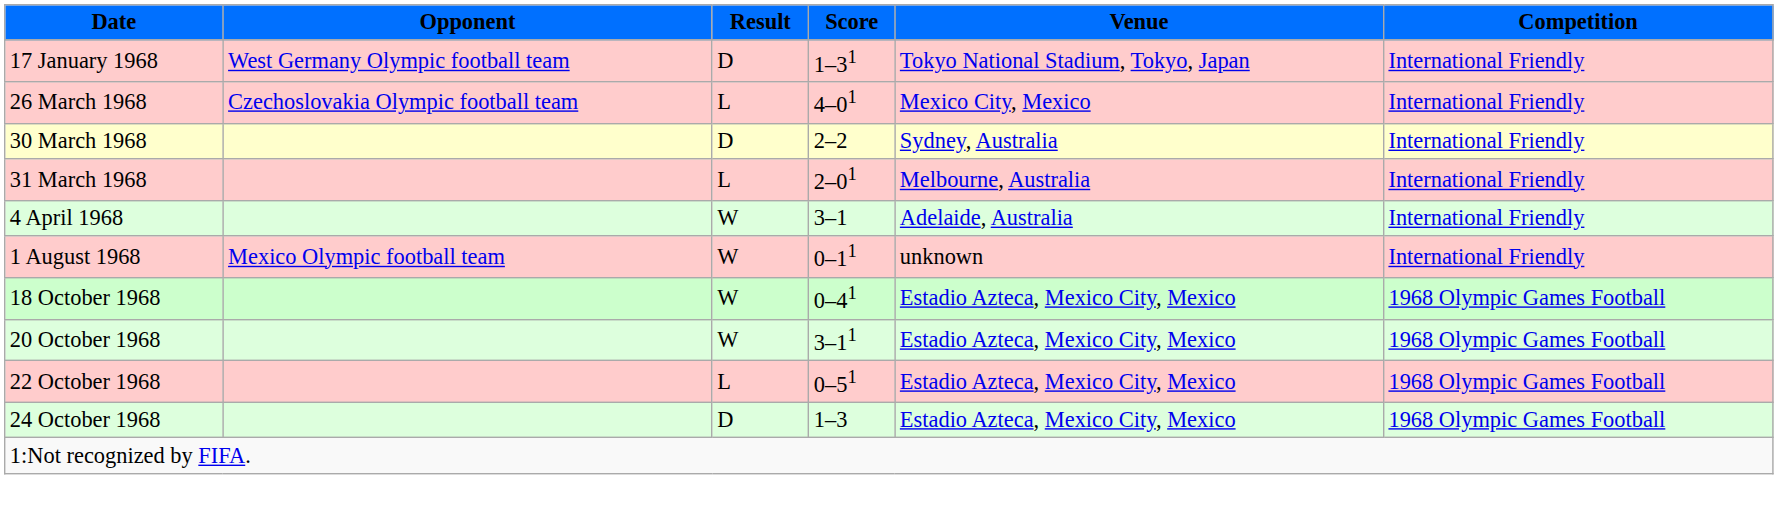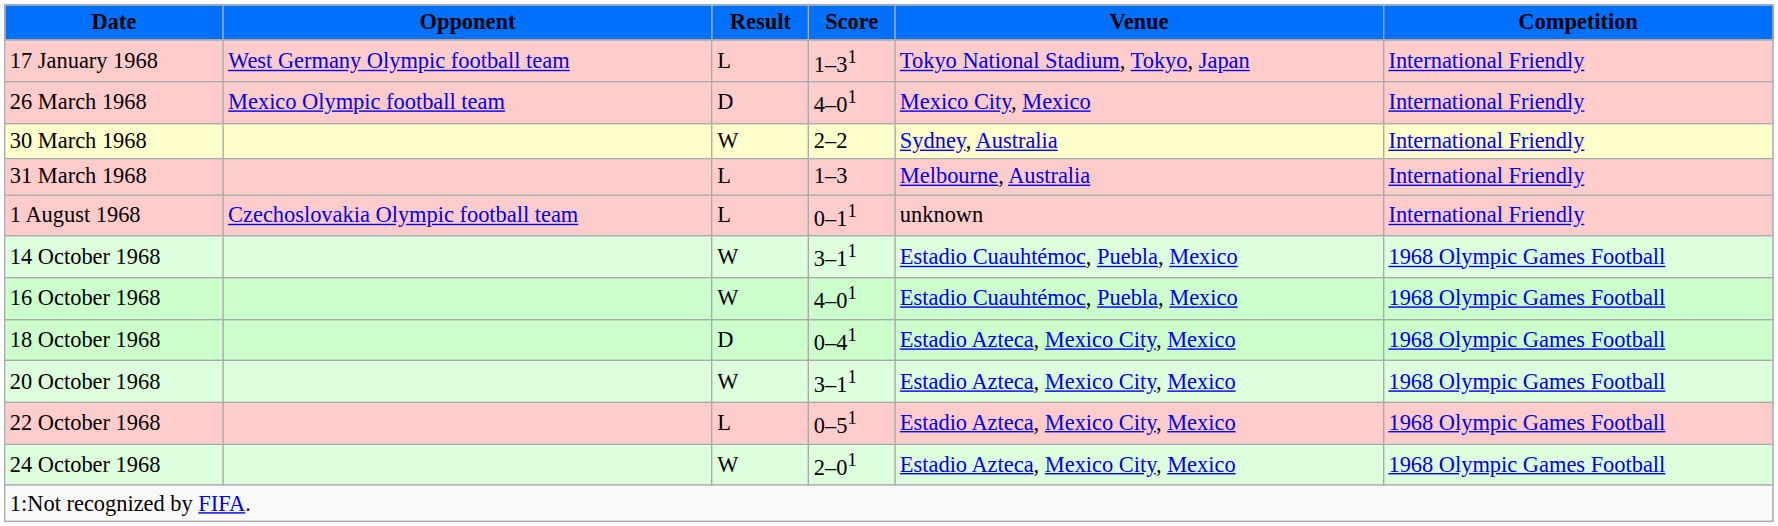(725, 60) D -> (724, 60) L
(403, 102) Czechoslovakia Olympic football team -> (366, 102) Mexico Olympic football team
(724, 102) L -> (725, 102) D
(725, 140) D -> (728, 140) W
(835, 179) 2–01 -> (831, 176) 1–3
- row: (66, 218)
(366, 256) Mexico Olympic football team -> (403, 215) Czechoslovakia Olympic football team
(728, 256) W -> (724, 215) L
+ row: (85, 256)
+ row: (85, 298)
(728, 298) W -> (725, 339) D
(725, 419) D -> (728, 464) W
(831, 419) 1–3 -> (835, 464) 2–01
